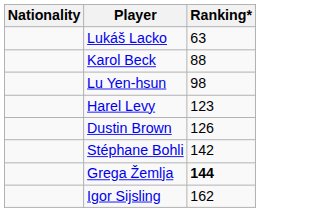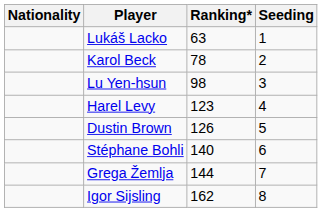+ column: (286, 15)
(198, 60) 88 -> (198, 60) 78
(202, 151) 142 -> (202, 151) 140
(202, 173) bold -> (202, 173) normal
